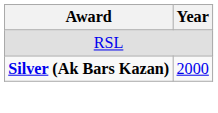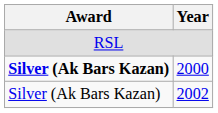+ row: (193, 94)
